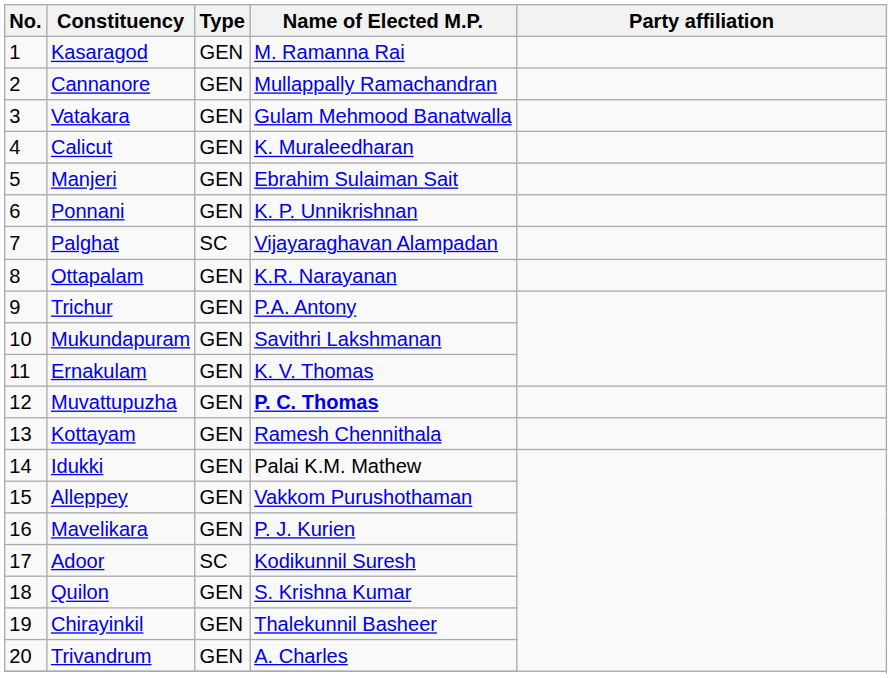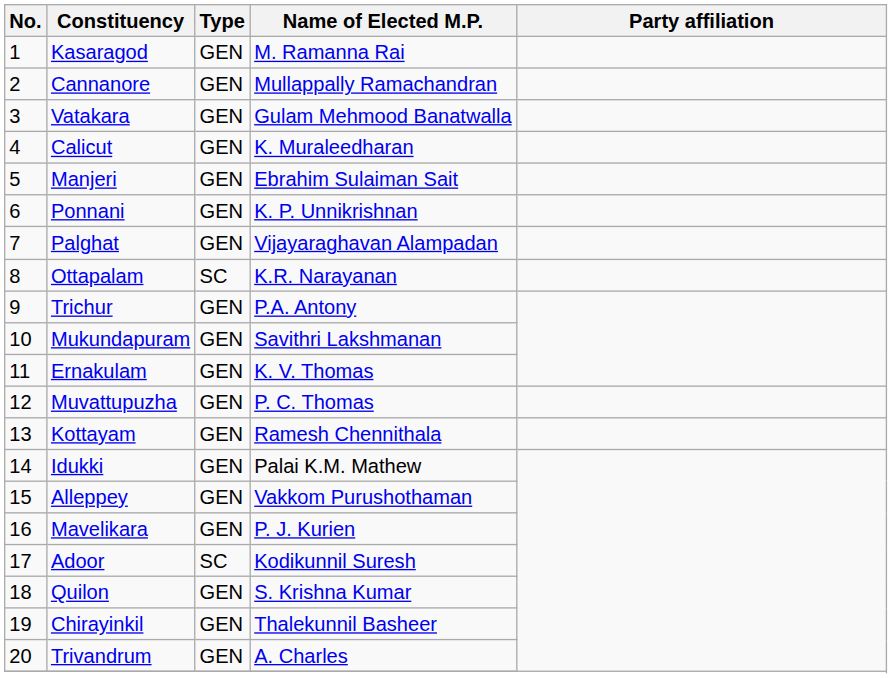(213, 243) SC -> (221, 243) GEN
(221, 275) GEN -> (213, 275) SC
(316, 402) bold -> (314, 402) normal
